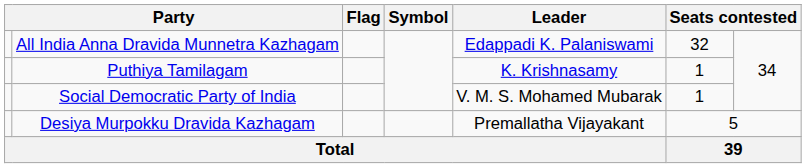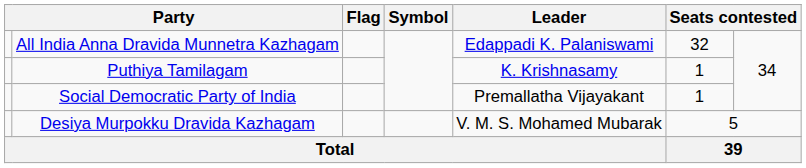(559, 96) V. M. S. Mohamed Mubarak -> (559, 96) Premallatha Vijayakant
(559, 123) Premallatha Vijayakant -> (559, 123) V. M. S. Mohamed Mubarak
